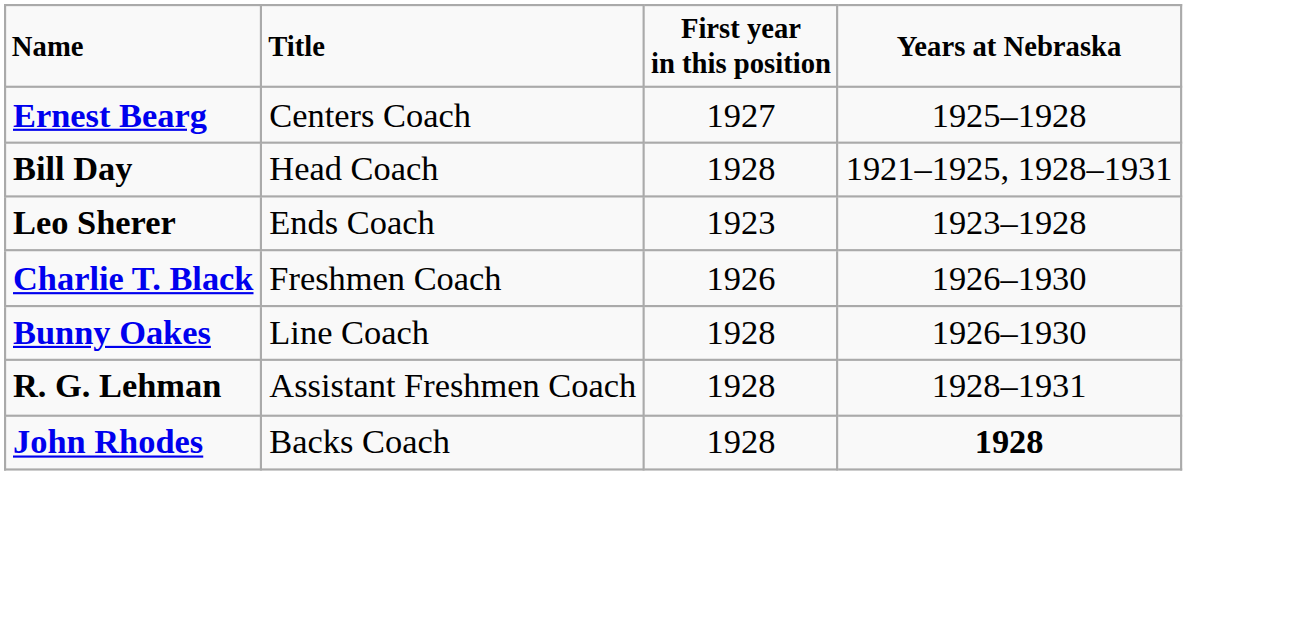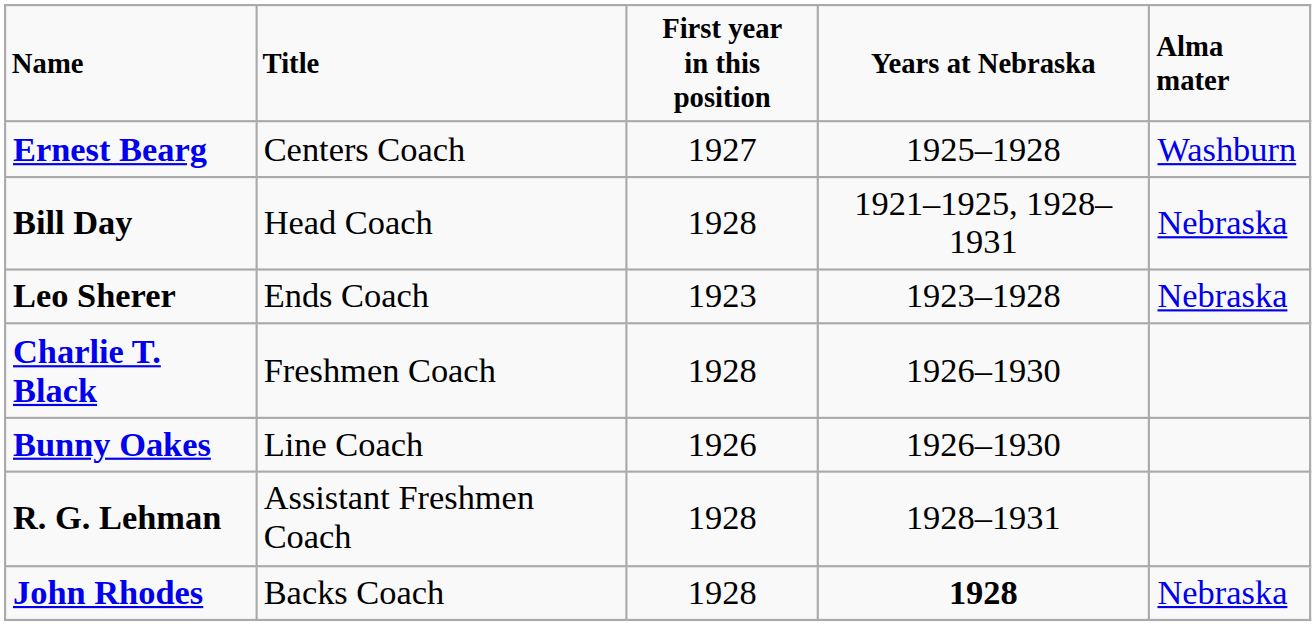+ column: (1193, 62)
(741, 277) 1926 -> (722, 370) 1928
(741, 332) 1928 -> (722, 444) 1926
